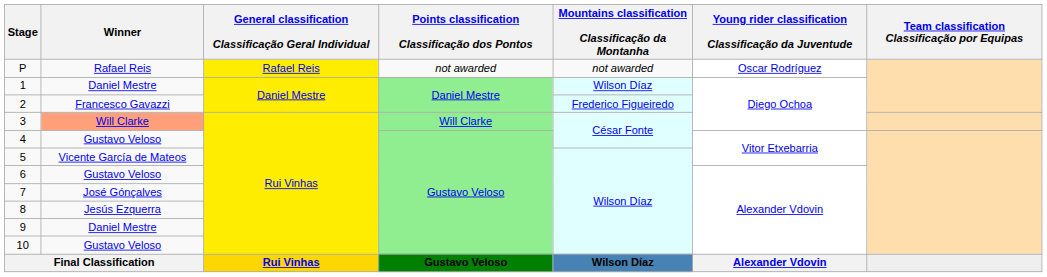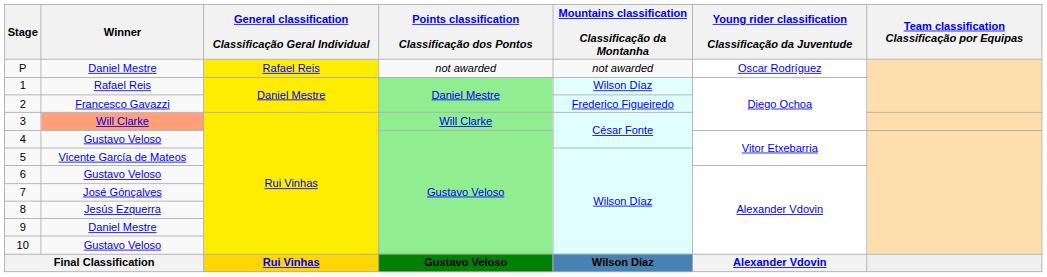(122, 69) Rafael Reis -> (122, 69) Daniel Mestre
(122, 86) Daniel Mestre -> (122, 86) Rafael Reis
